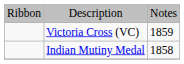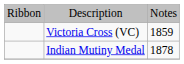(162, 50) 1858 -> (162, 50) 1878
